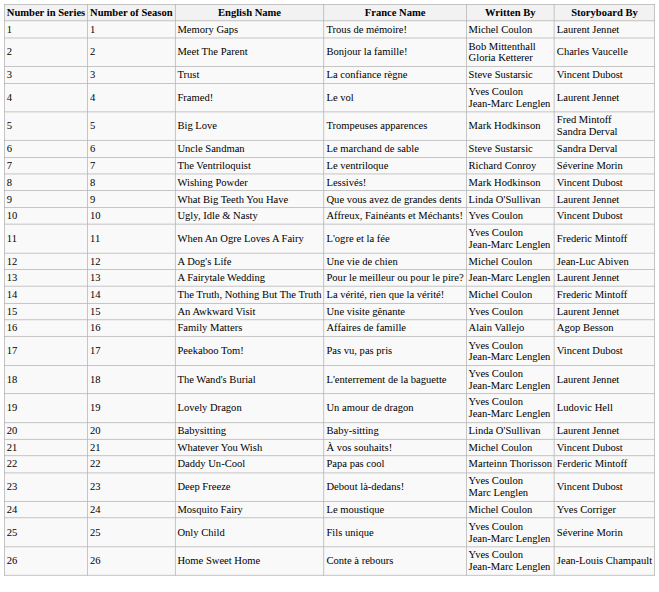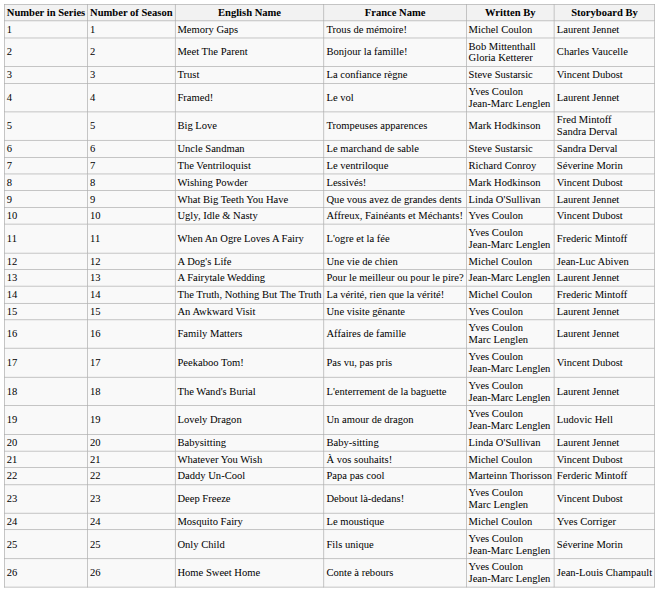(496, 328) Alain Vallejo -> (498, 334) Yves Coulon Marc Lenglen
(585, 328) Agop Besson -> (588, 334) Laurent Jennet
